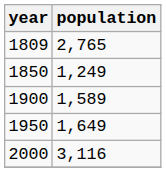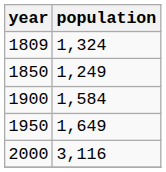(81, 45) 2,765 -> (81, 45) 1,324
(81, 100) 1,589 -> (81, 100) 1,584
